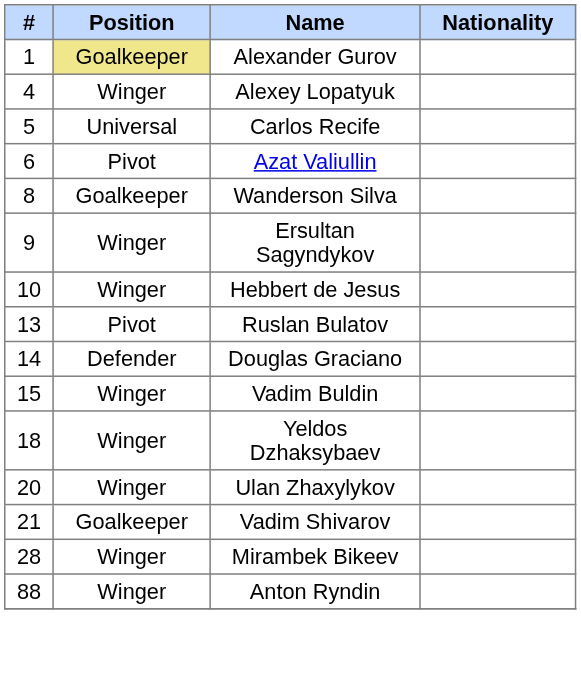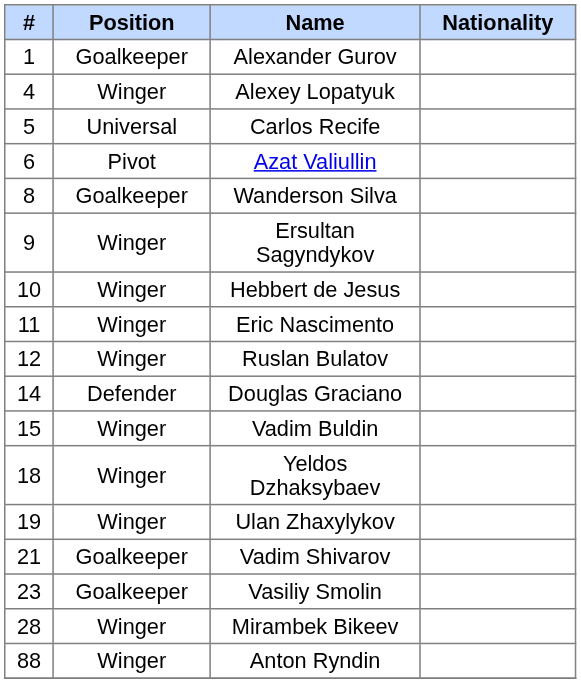(132, 57) khaki background -> (132, 57) no background
+ row: (315, 324)
(29, 324) 13 -> (29, 359) 12
(132, 324) Pivot -> (132, 359) Winger
(29, 487) 20 -> (29, 522) 19
+ row: (315, 591)
